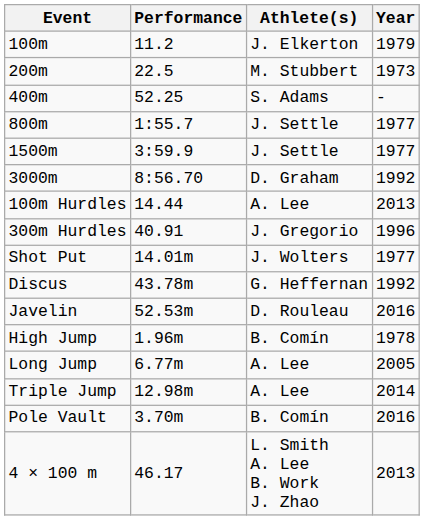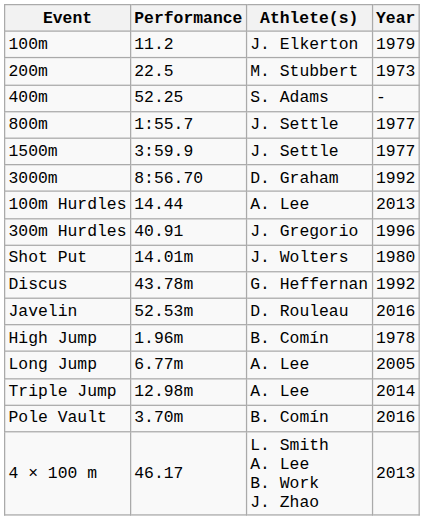(396, 258) 1977 -> (396, 258) 1980
